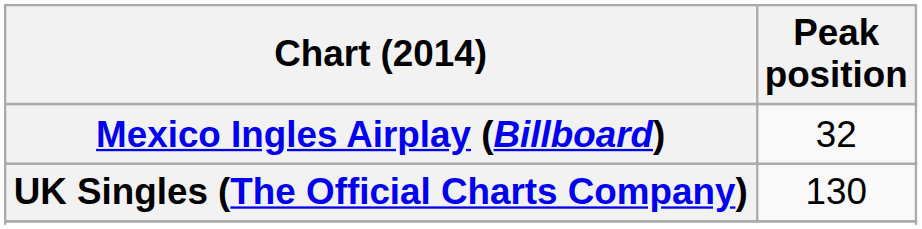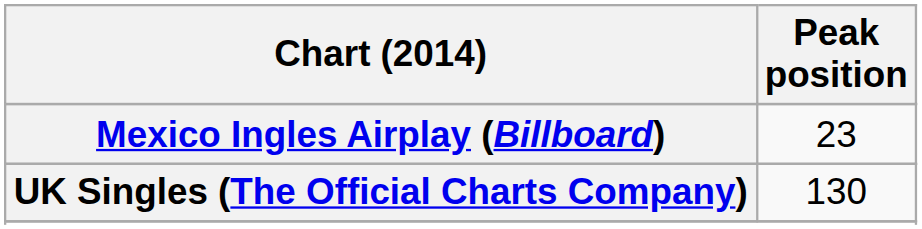(836, 133) 32 -> (836, 133) 23
